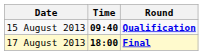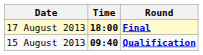rows swapped: (46, 27) <-> (46, 42)
